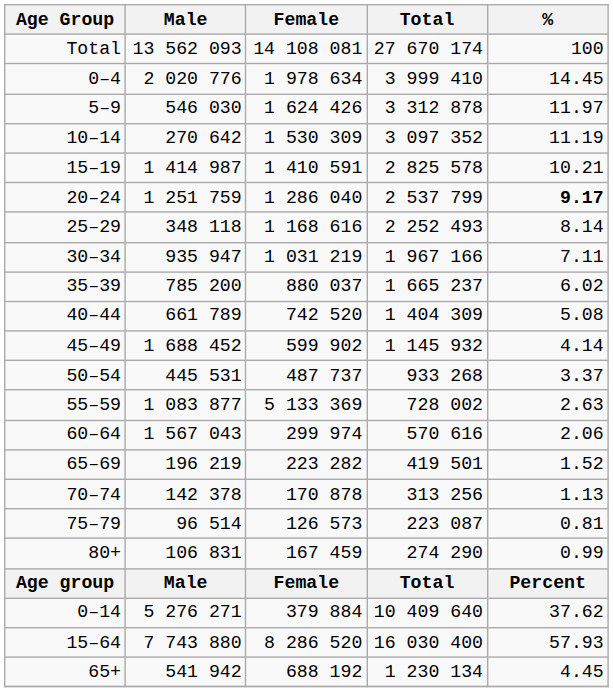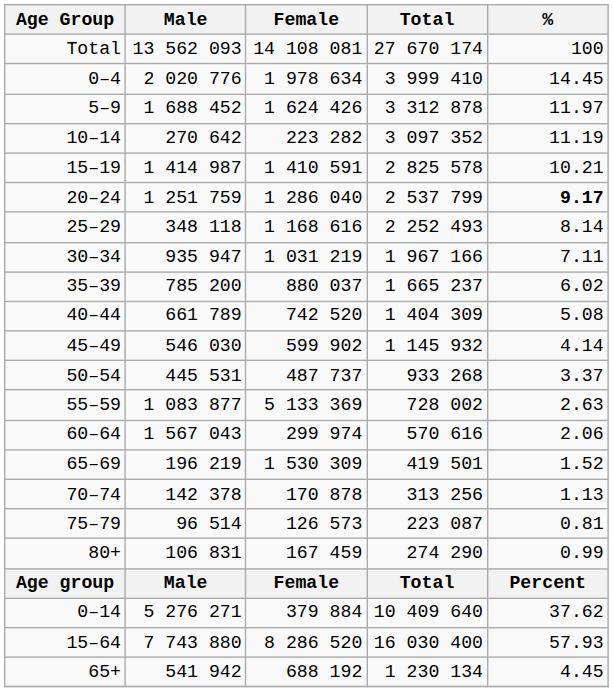(203, 109) 546 030 -> (193, 109) 1 688 452
(313, 138) 1 530 309 -> (324, 138) 223 282
(193, 346) 1 688 452 -> (203, 346) 546 030
(324, 464) 223 282 -> (313, 464) 1 530 309
